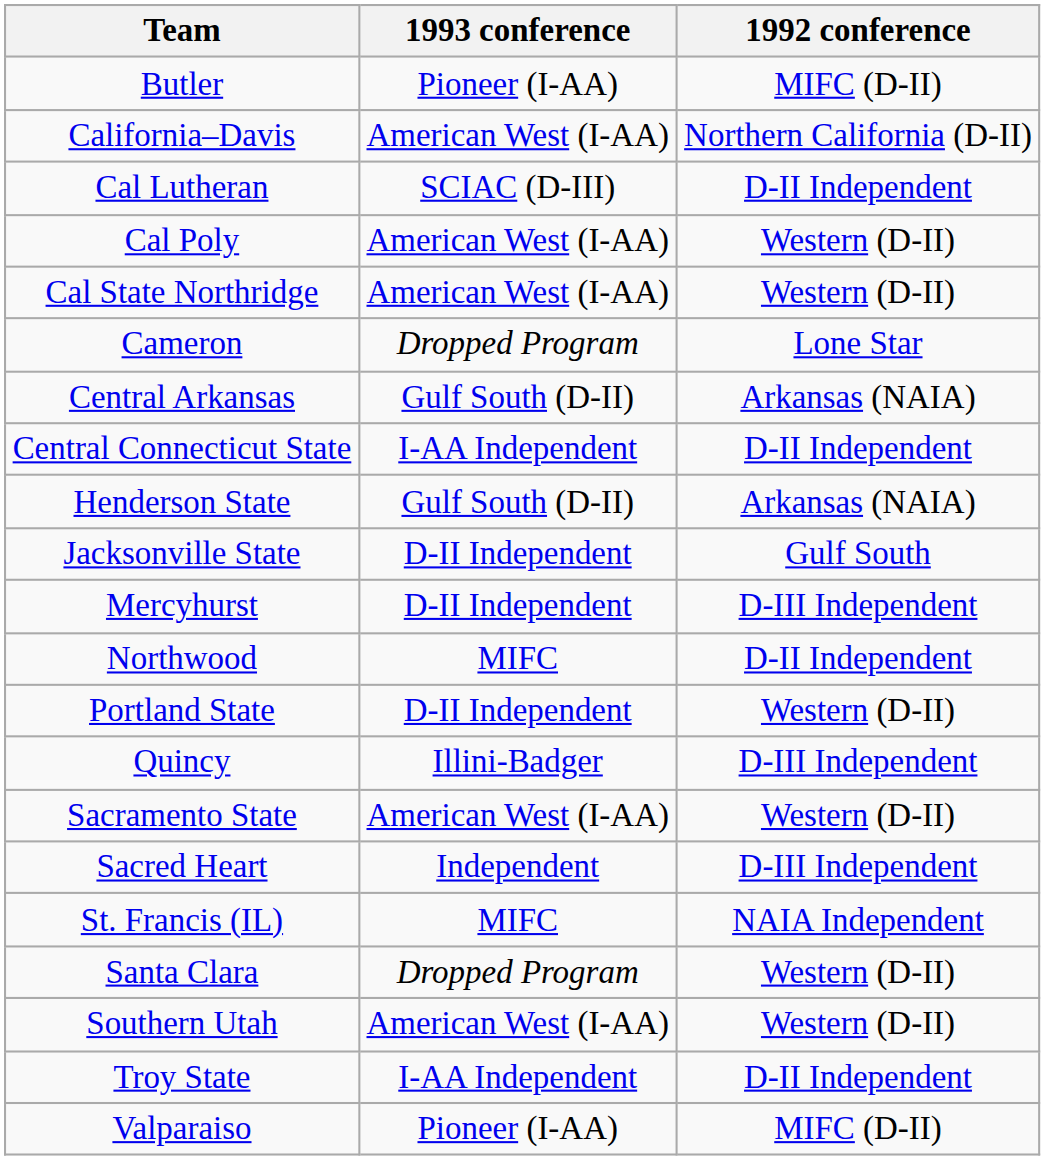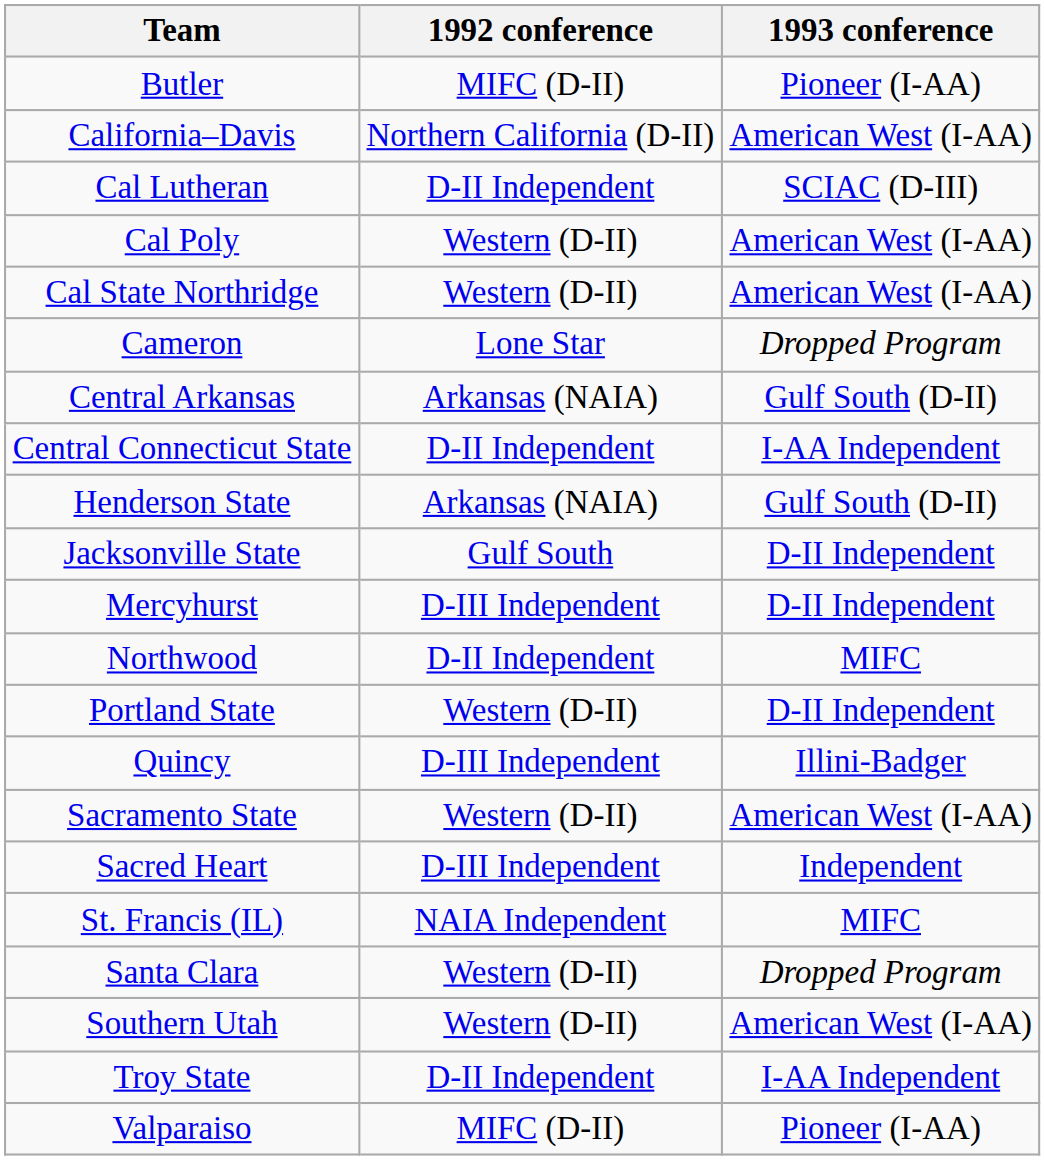columns swapped: (858, 30) <-> (518, 30)
